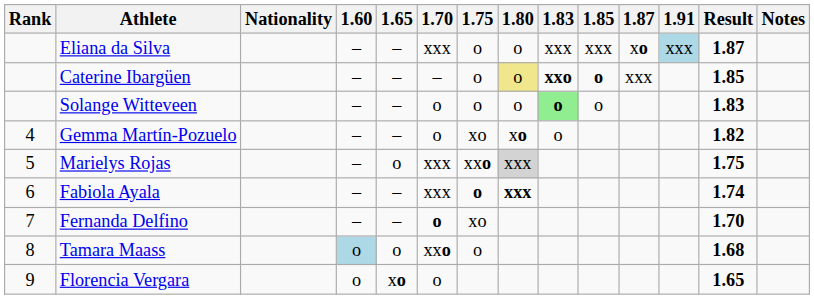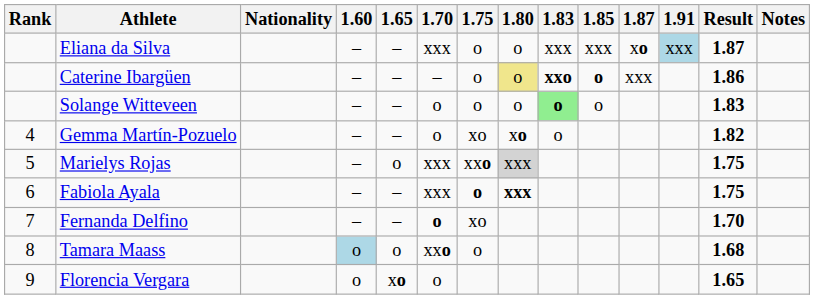(728, 76) 1.85 -> (728, 76) 1.86
(728, 192) 1.74 -> (728, 192) 1.75
